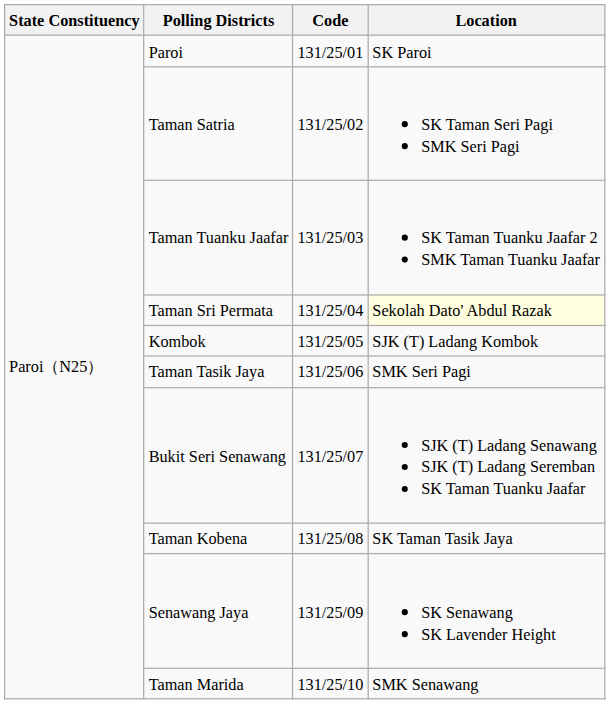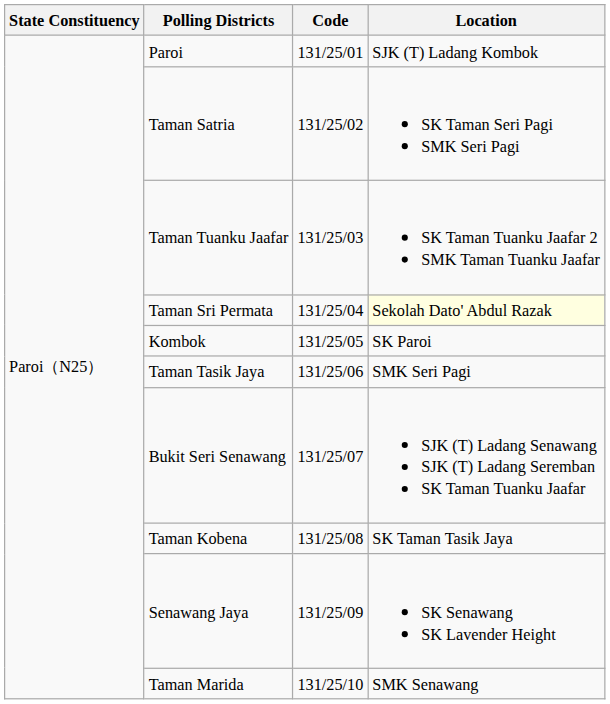(402, 52) SK Paroi -> (455, 52) SJK (T) Ladang Kombok
(455, 341) SJK (T) Ladang Kombok -> (402, 341) SK Paroi
